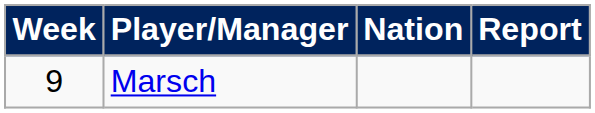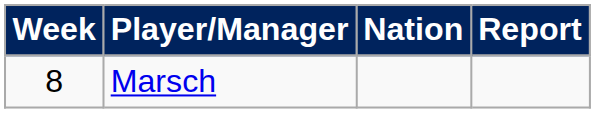(54, 81) 9 -> (54, 81) 8
